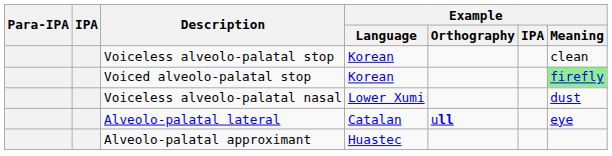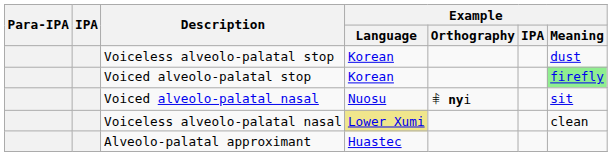(569, 56) clean -> (566, 56) dust
+ row: (211, 99)
(386, 98) no background -> (386, 121) khaki background
(566, 98) dust -> (569, 121) clean
- row: (192, 119)
